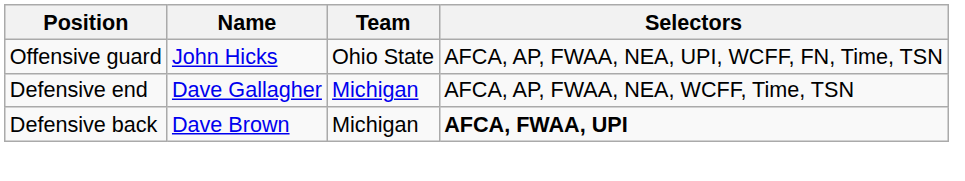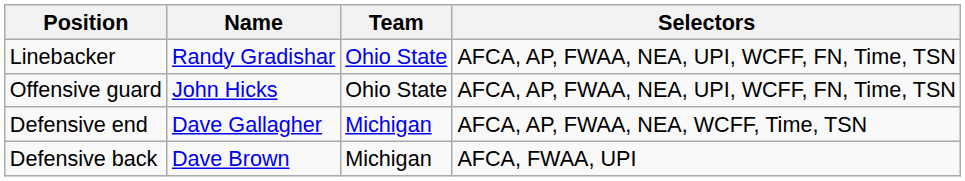+ row: (63, 56)
(536, 125) bold -> (547, 159) normal
